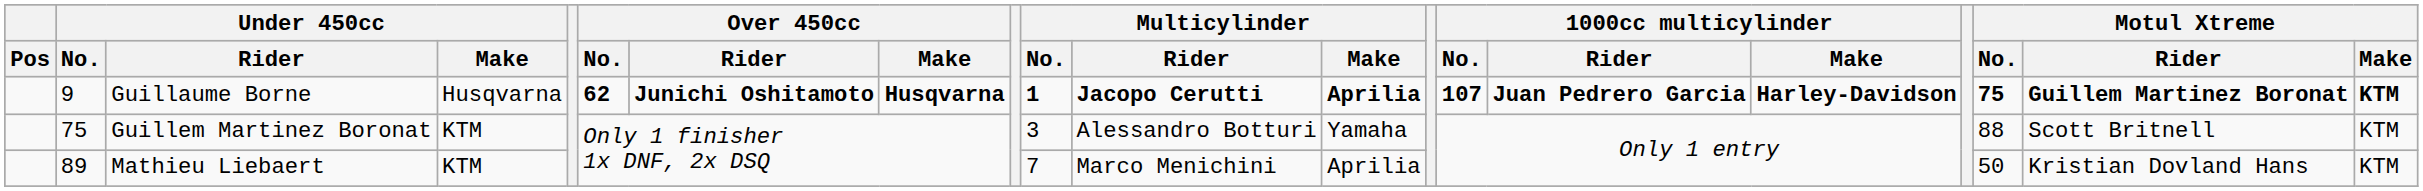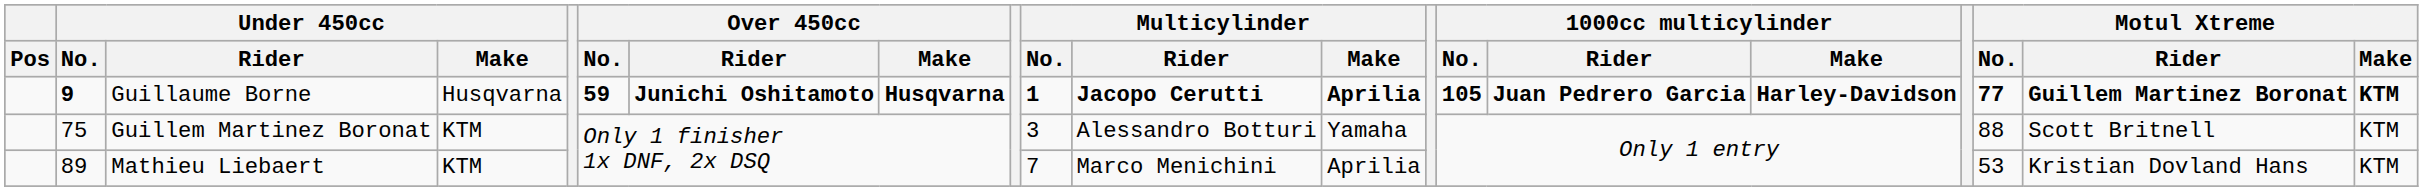(67, 95) normal -> (67, 95) bold
(597, 95) 62 -> (597, 95) 59
(1462, 95) 107 -> (1462, 95) 105
(1991, 95) 75 -> (1991, 95) 77
(1991, 168) 50 -> (1991, 168) 53
